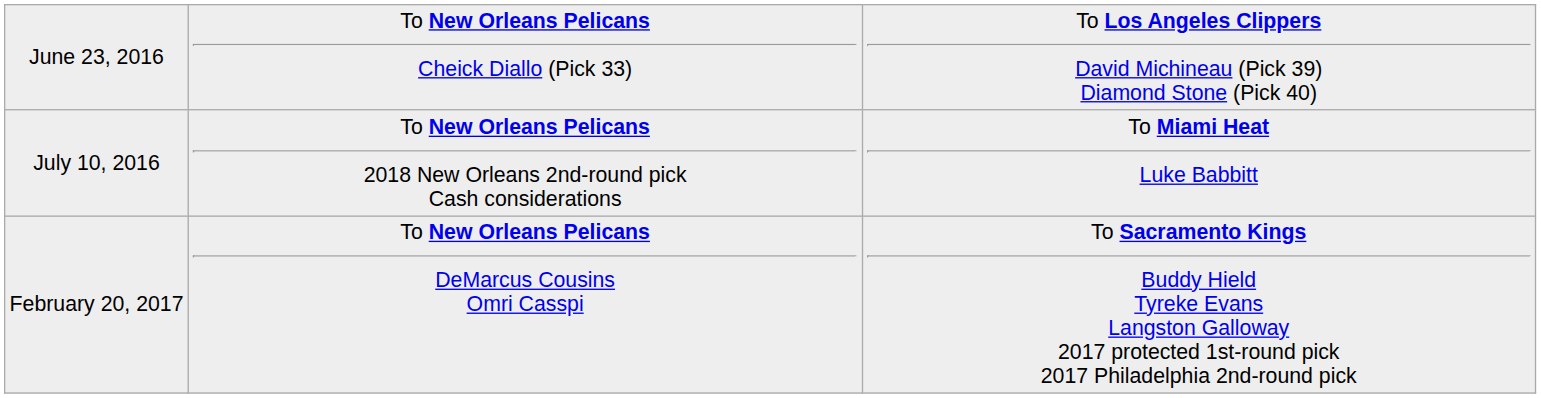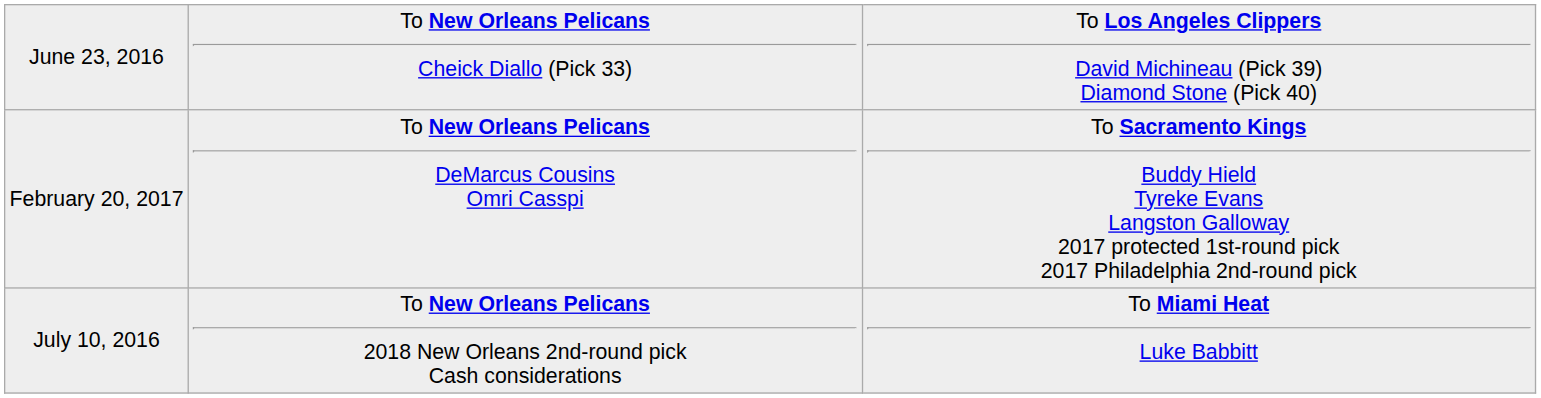rows swapped: (96, 162) <-> (97, 304)
